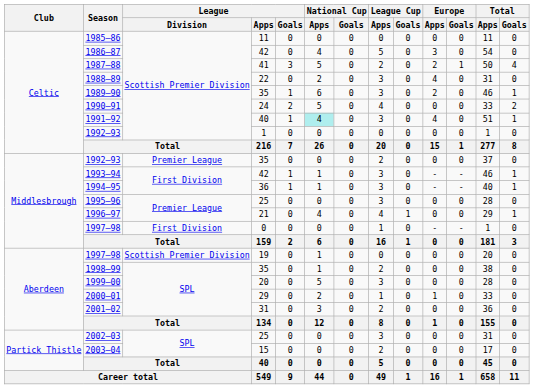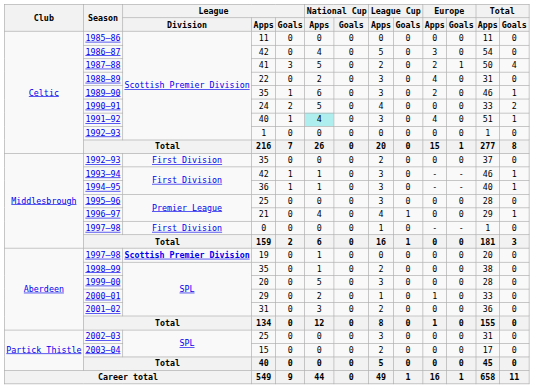(187, 160) Premier League -> (187, 160) First Division
(187, 255) normal -> (187, 255) bold
